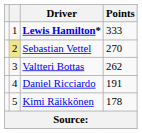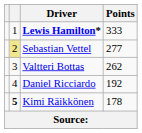(114, 48) 270 -> (114, 48) 277
(114, 83) 191 -> (114, 83) 192
(15, 101) normal -> (15, 101) bold
